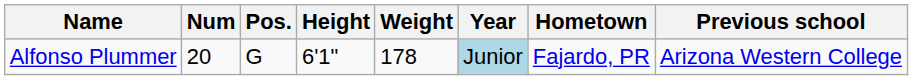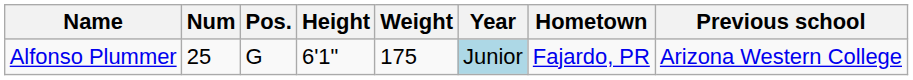(199, 56) 20 -> (199, 56) 25
(399, 56) 178 -> (399, 56) 175
